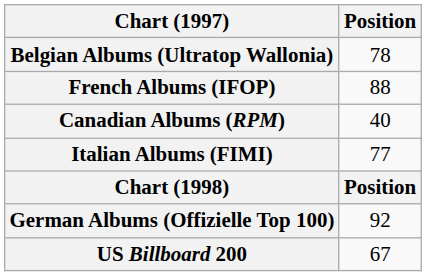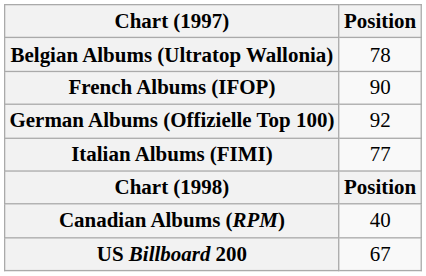(380, 87) 88 -> (380, 87) 90
rows swapped: (172, 220) <-> (172, 120)
